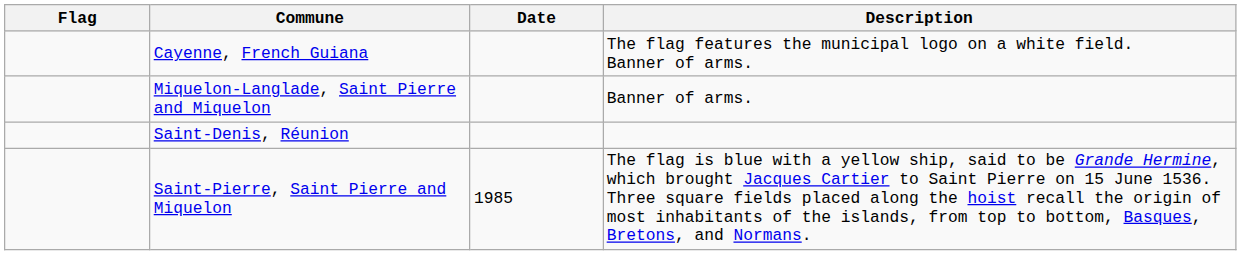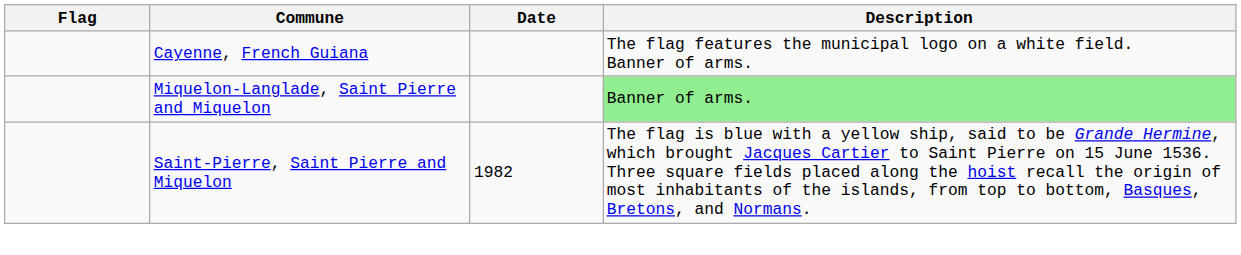(680, 99) no background -> (680, 99) lightgreen background
- row: (251, 135)
(493, 199) 1985 -> (493, 172) 1982
